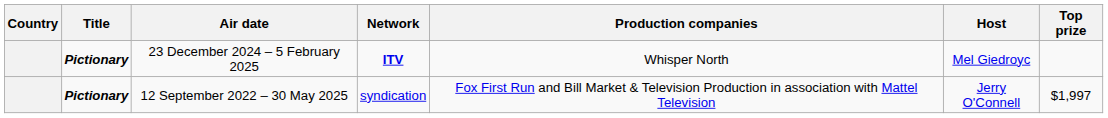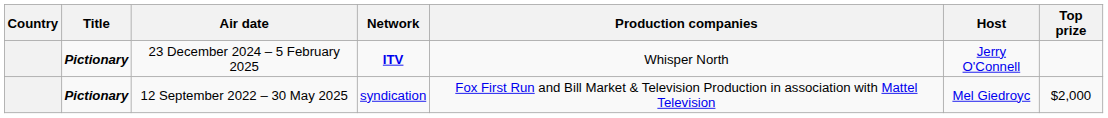(991, 59) Mel Giedroyc -> (991, 59) Jerry O'Connell
(991, 95) Jerry O'Connell -> (991, 95) Mel Giedroyc
(1071, 95) $1,997 -> (1071, 95) $2,000
